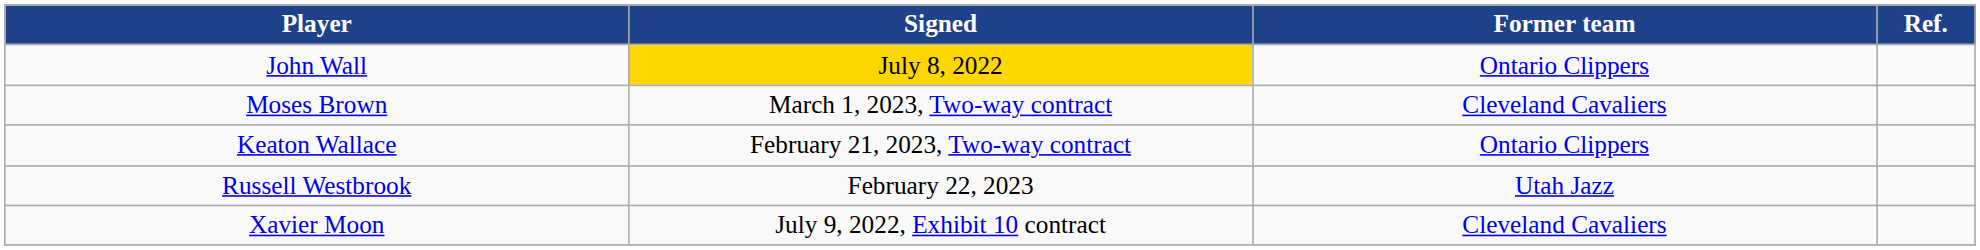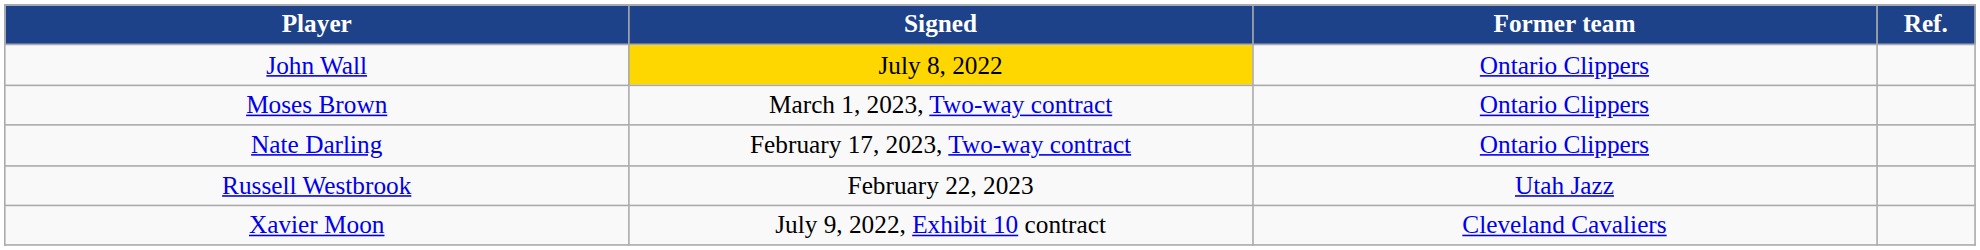(1564, 104) Cleveland Cavaliers -> (1564, 104) Ontario Clippers
+ row: (317, 144)
- row: (317, 144)
